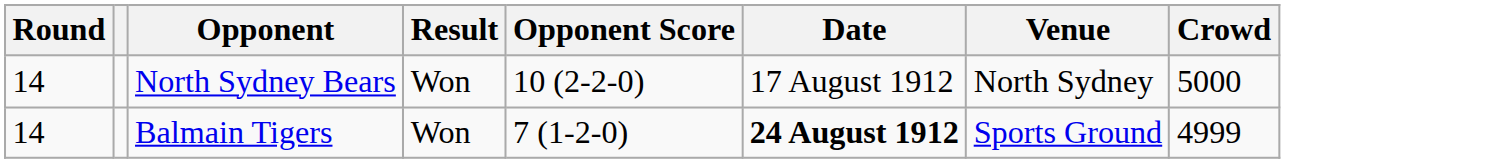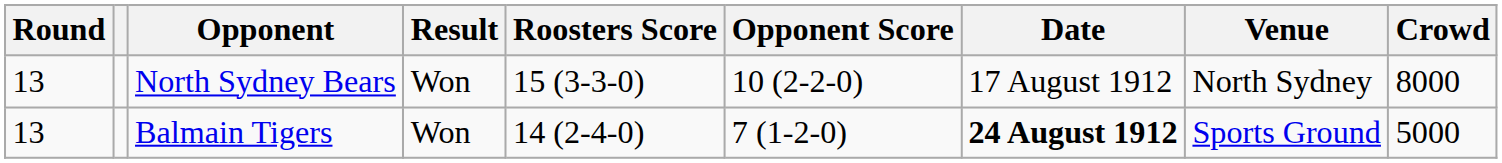+ column: (615, 30)
(28, 81) 14 -> (28, 81) 13
(1209, 81) 5000 -> (1428, 81) 8000
(28, 132) 14 -> (28, 132) 13
(1209, 132) 4999 -> (1428, 132) 5000
